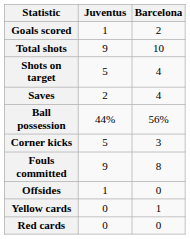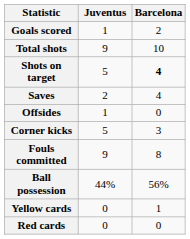(159, 71) normal -> (159, 71) bold
rows swapped: (41, 119) <-> (41, 190)
